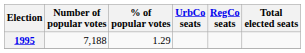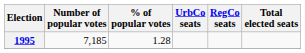(95, 40) 7,188 -> (95, 40) 7,185
(162, 40) 1.29 -> (162, 40) 1.28
